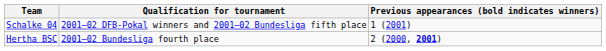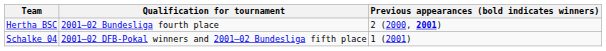rows swapped: (32, 25) <-> (32, 39)
